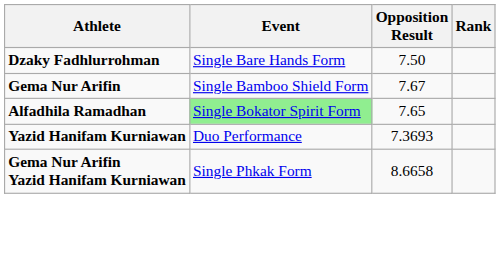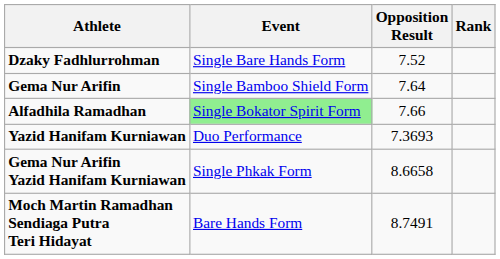(412, 60) 7.50 -> (412, 60) 7.52
(412, 85) 7.67 -> (412, 85) 7.64
(412, 110) 7.65 -> (412, 110) 7.66
+ row: (91, 223)
